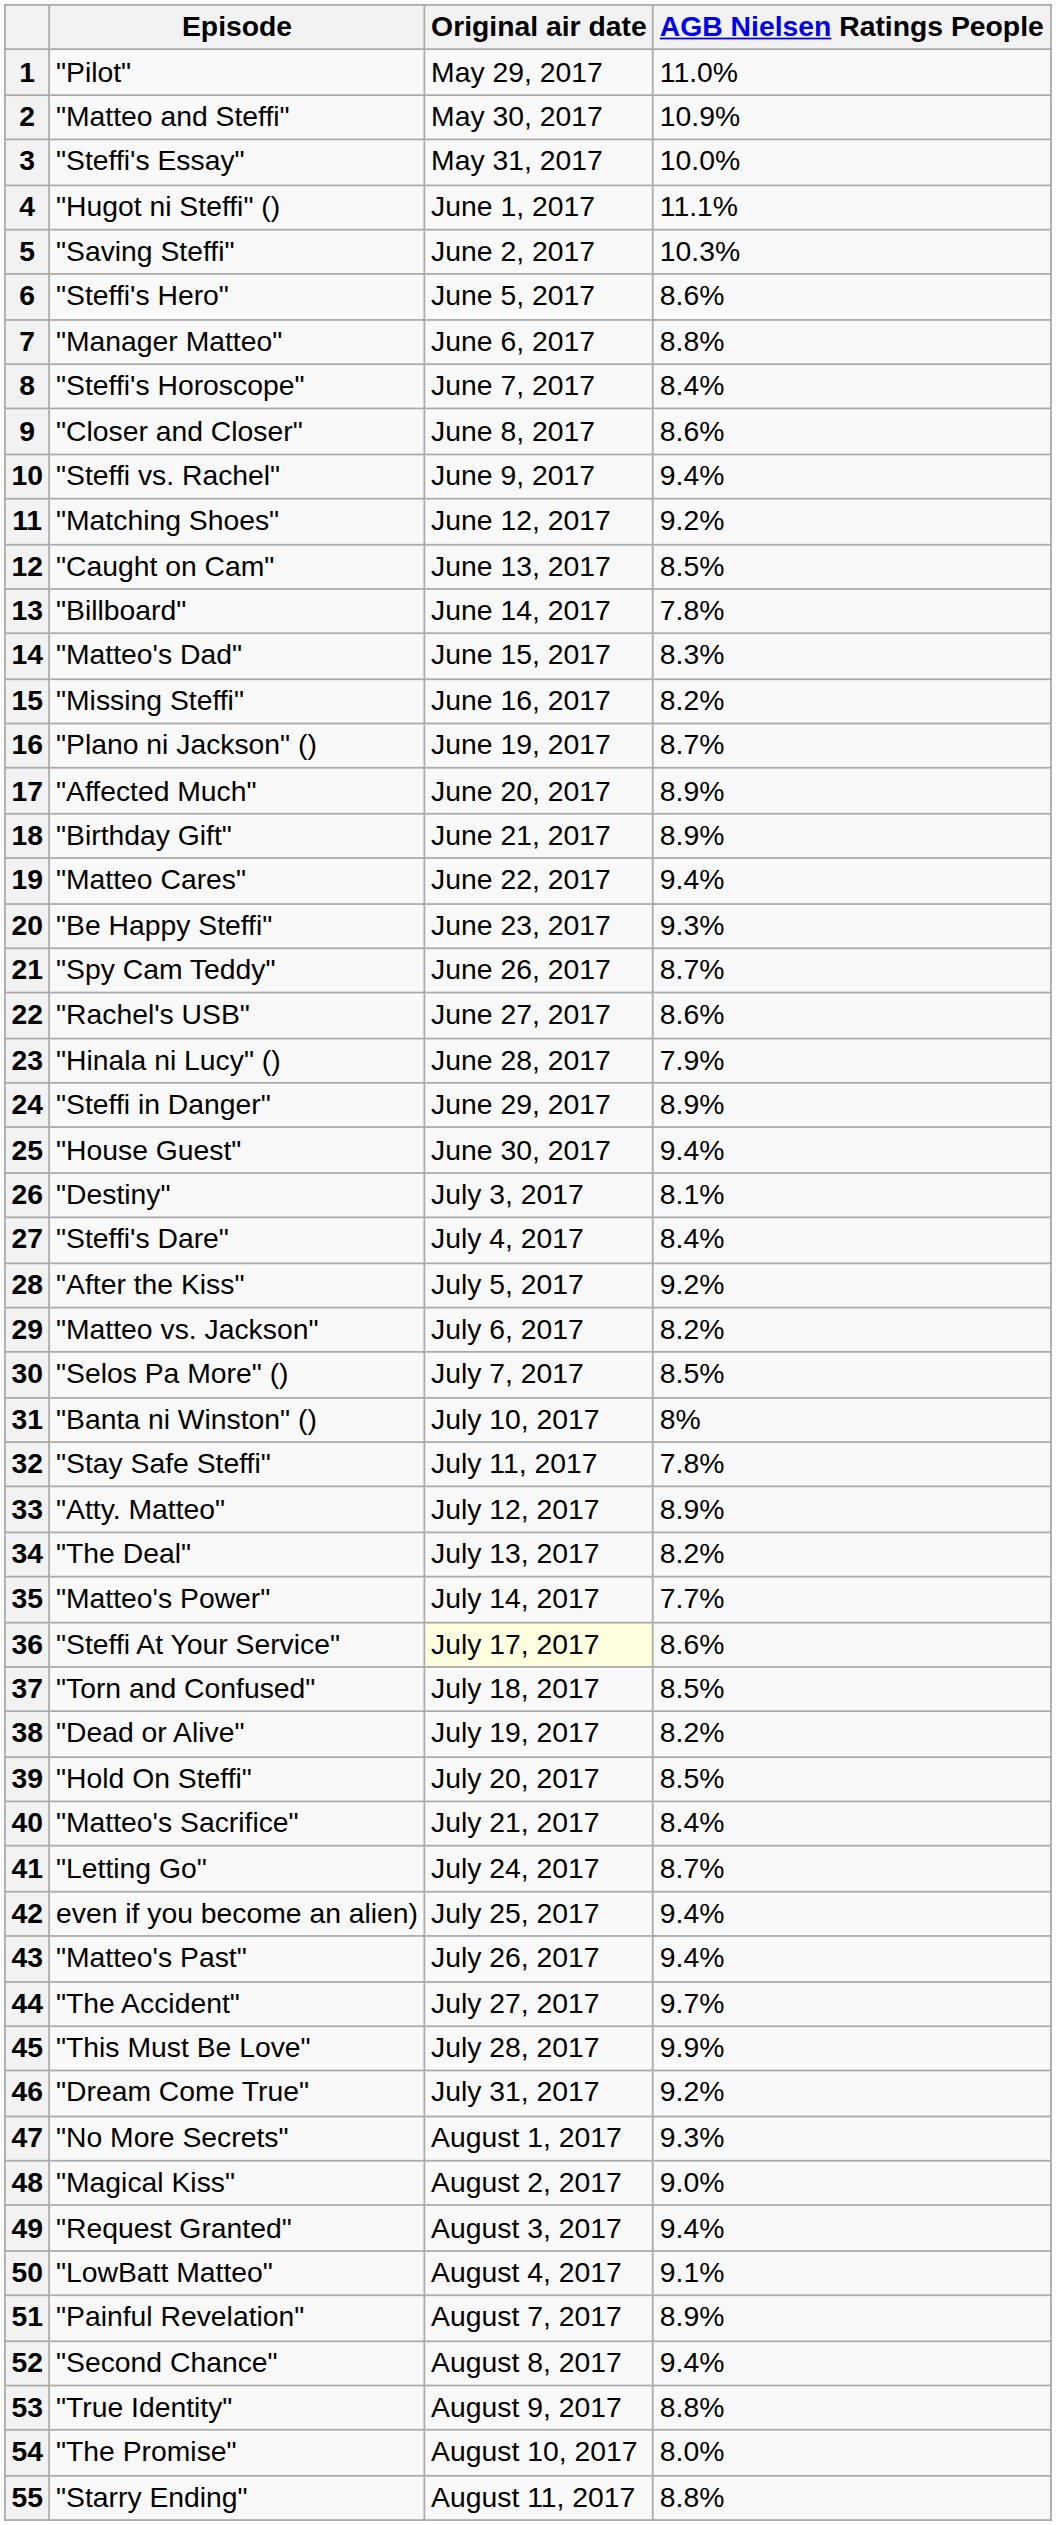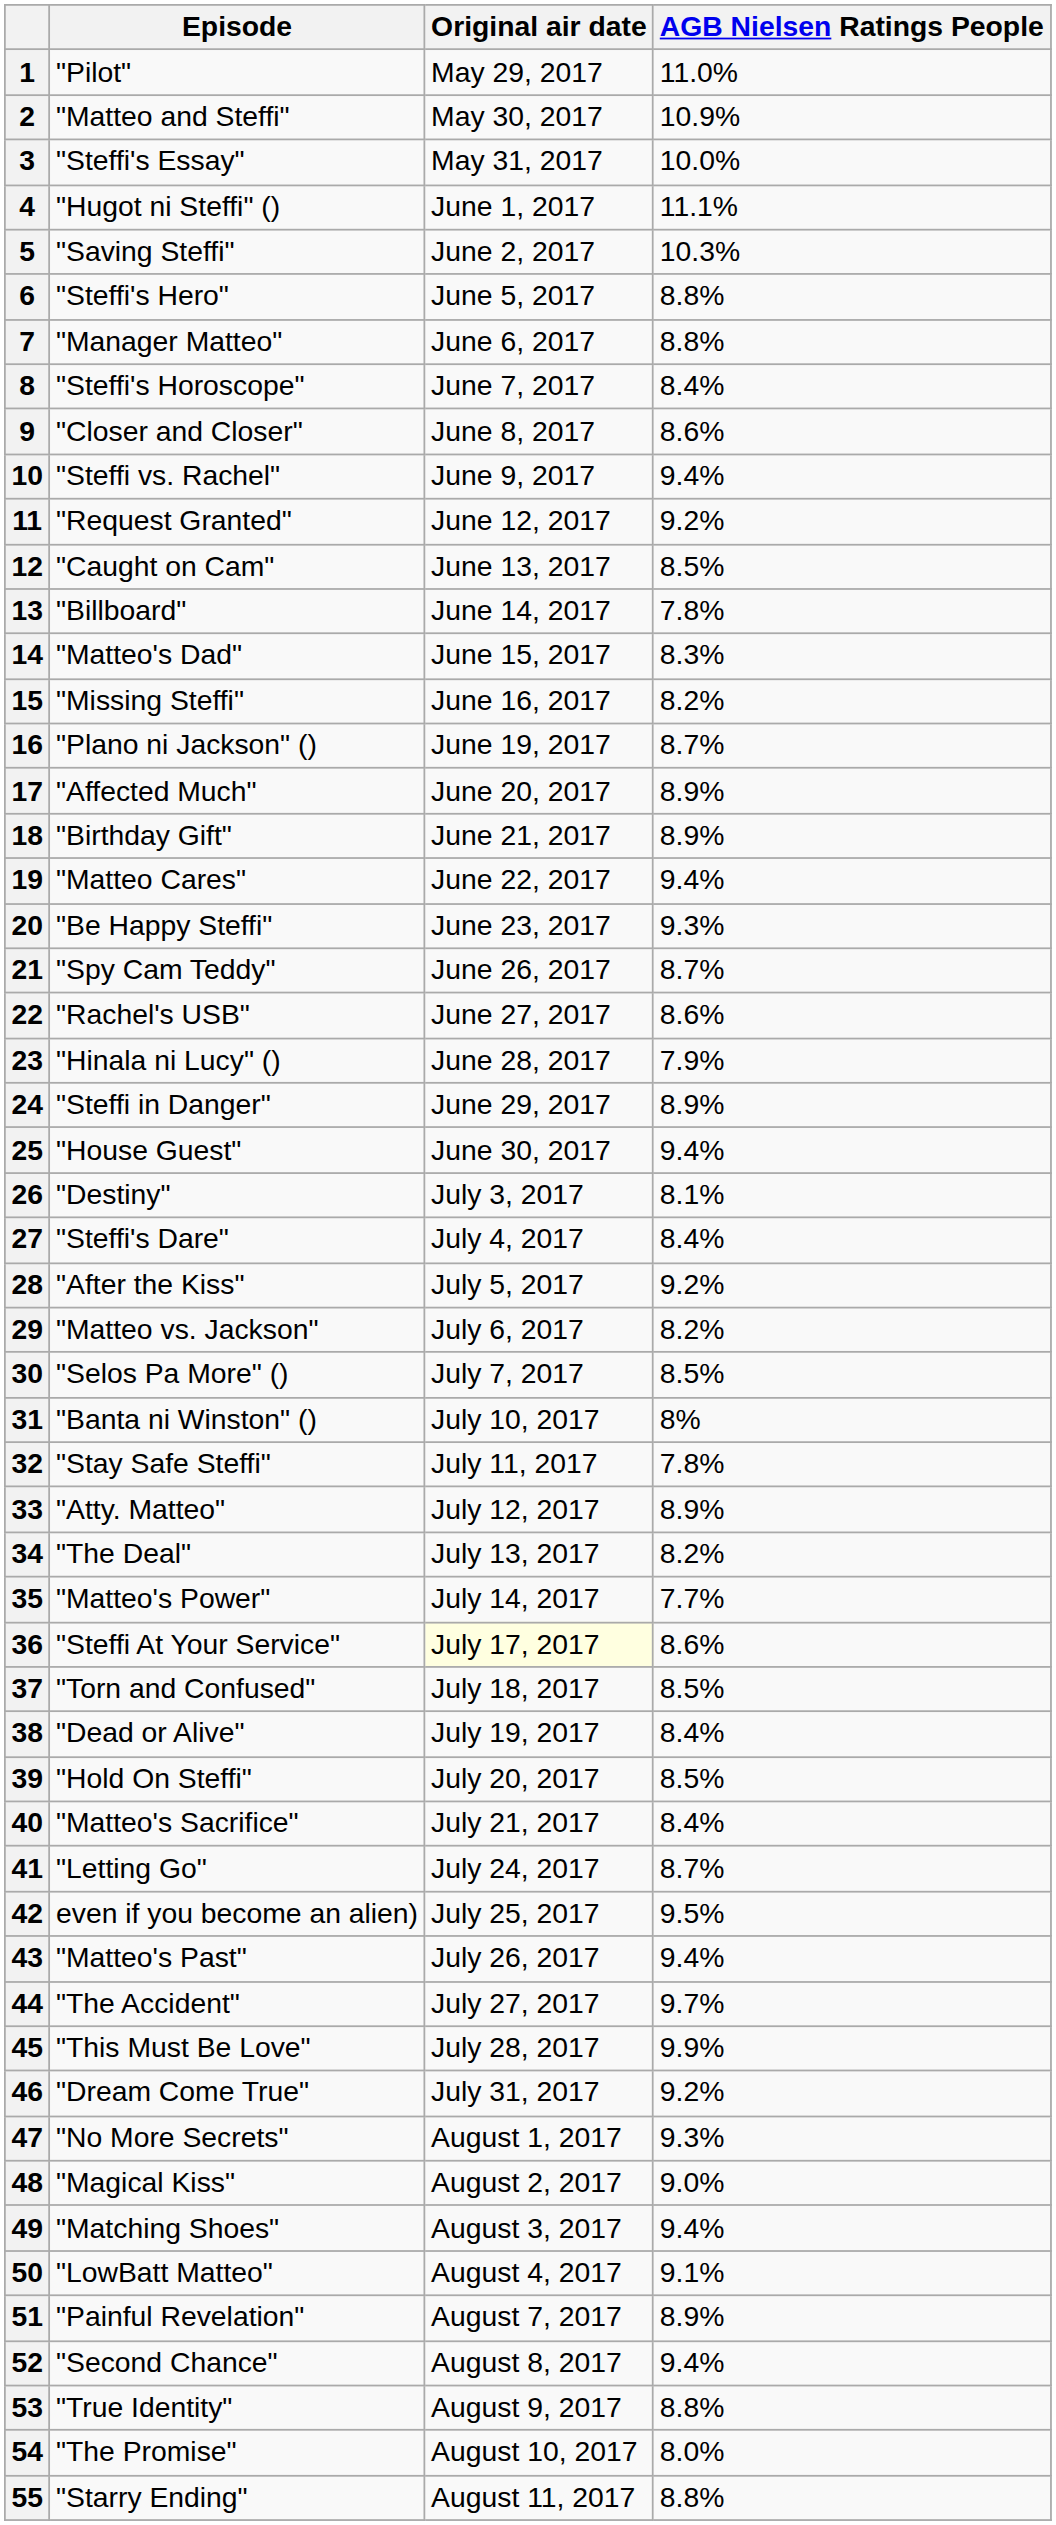(692, 296) 8.6% -> (692, 296) 8.8%
(168, 521) "Matching Shoes" -> (174, 521) "Request Granted"
(692, 1733) 8.2% -> (692, 1733) 8.4%
(692, 1913) 9.4% -> (692, 1913) 9.5%
(174, 2227) "Request Granted" -> (168, 2227) "Matching Shoes"
